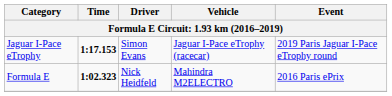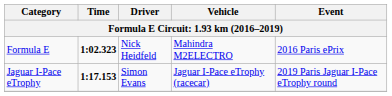rows swapped: (28, 77) <-> (34, 50)
